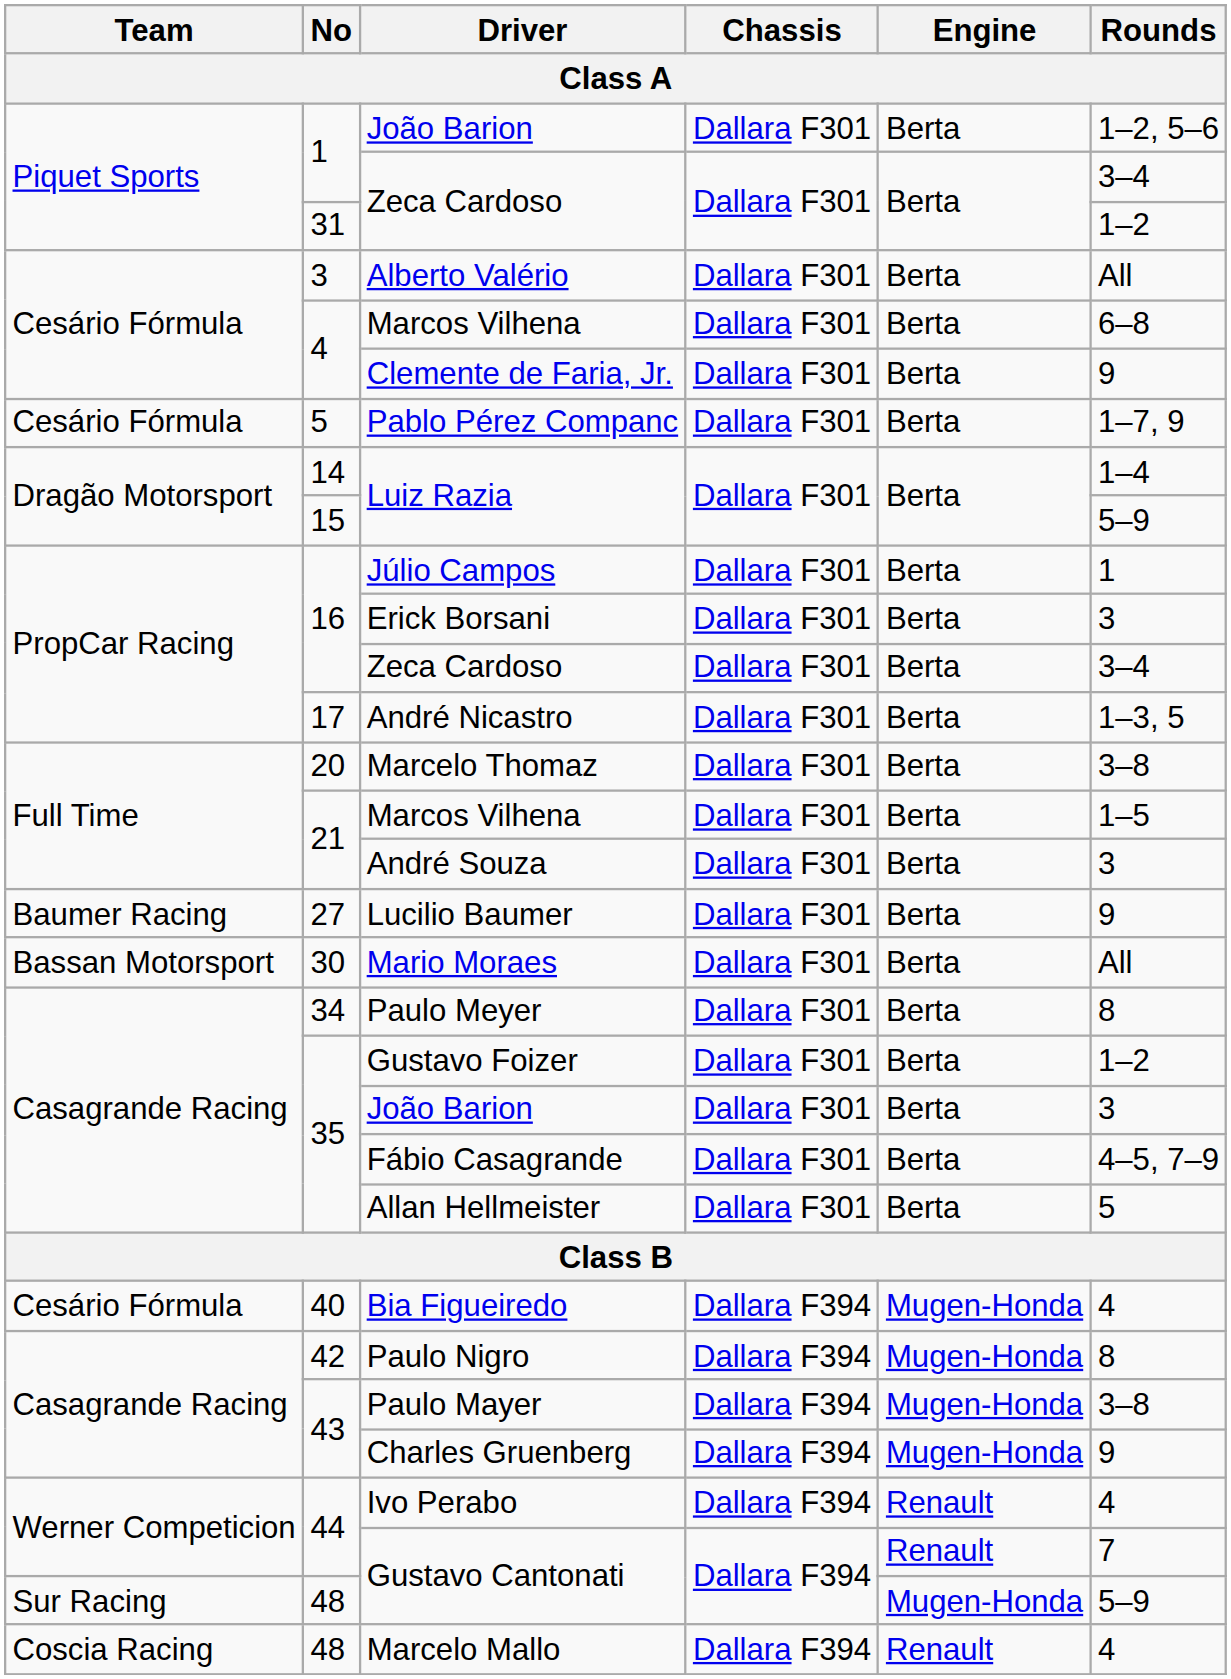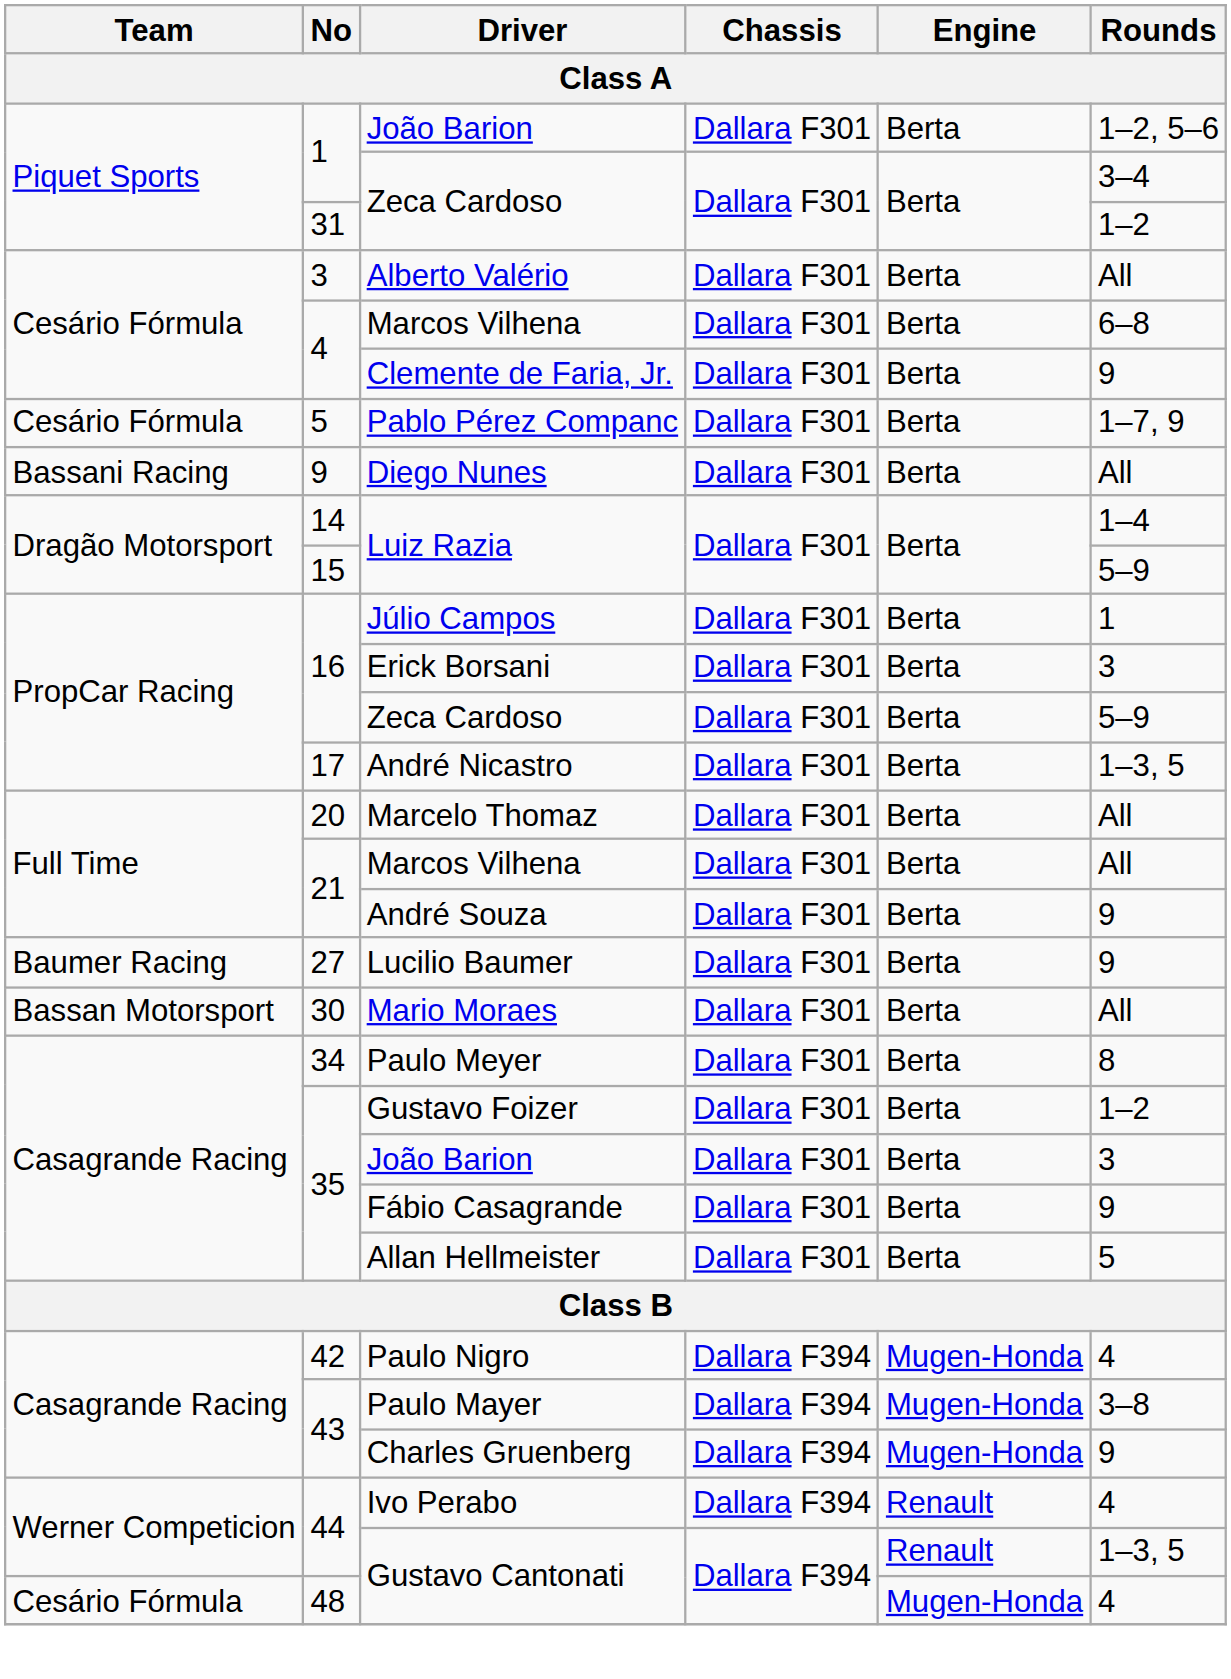+ row: (319, 471)
(1124, 667) 3–4 -> (1124, 717) 5–9
(1124, 766) 3–8 -> (1115, 815) All
(1124, 815) 1–5 -> (1115, 864) All
(1107, 864) 3 -> (1107, 913) 9
(1159, 1158) 4–5, 7–9 -> (1107, 1207) 9
- row: (328, 1306)
(1107, 1355) 8 -> (1107, 1355) 4
(1107, 1551) 7 -> (1141, 1551) 1–3, 5
(90, 1600) Sur Racing -> (128, 1600) Cesário Fórmula
(1124, 1600) 5–9 -> (1107, 1600) 4
- row: (328, 1649)
